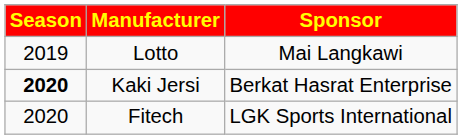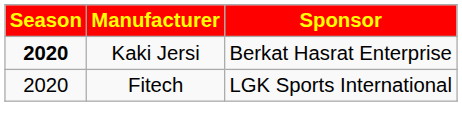- row: (156, 52)
